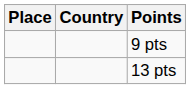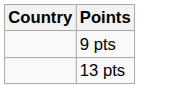- column: (30, 17)
